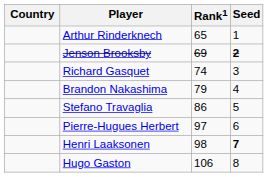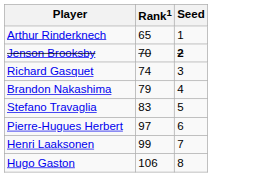- column: (32, 15)
(200, 53) 69 -> (145, 53) 70
(200, 108) 86 -> (145, 108) 83
(200, 144) 98 -> (145, 144) 99
(236, 144) bold -> (180, 144) normal
